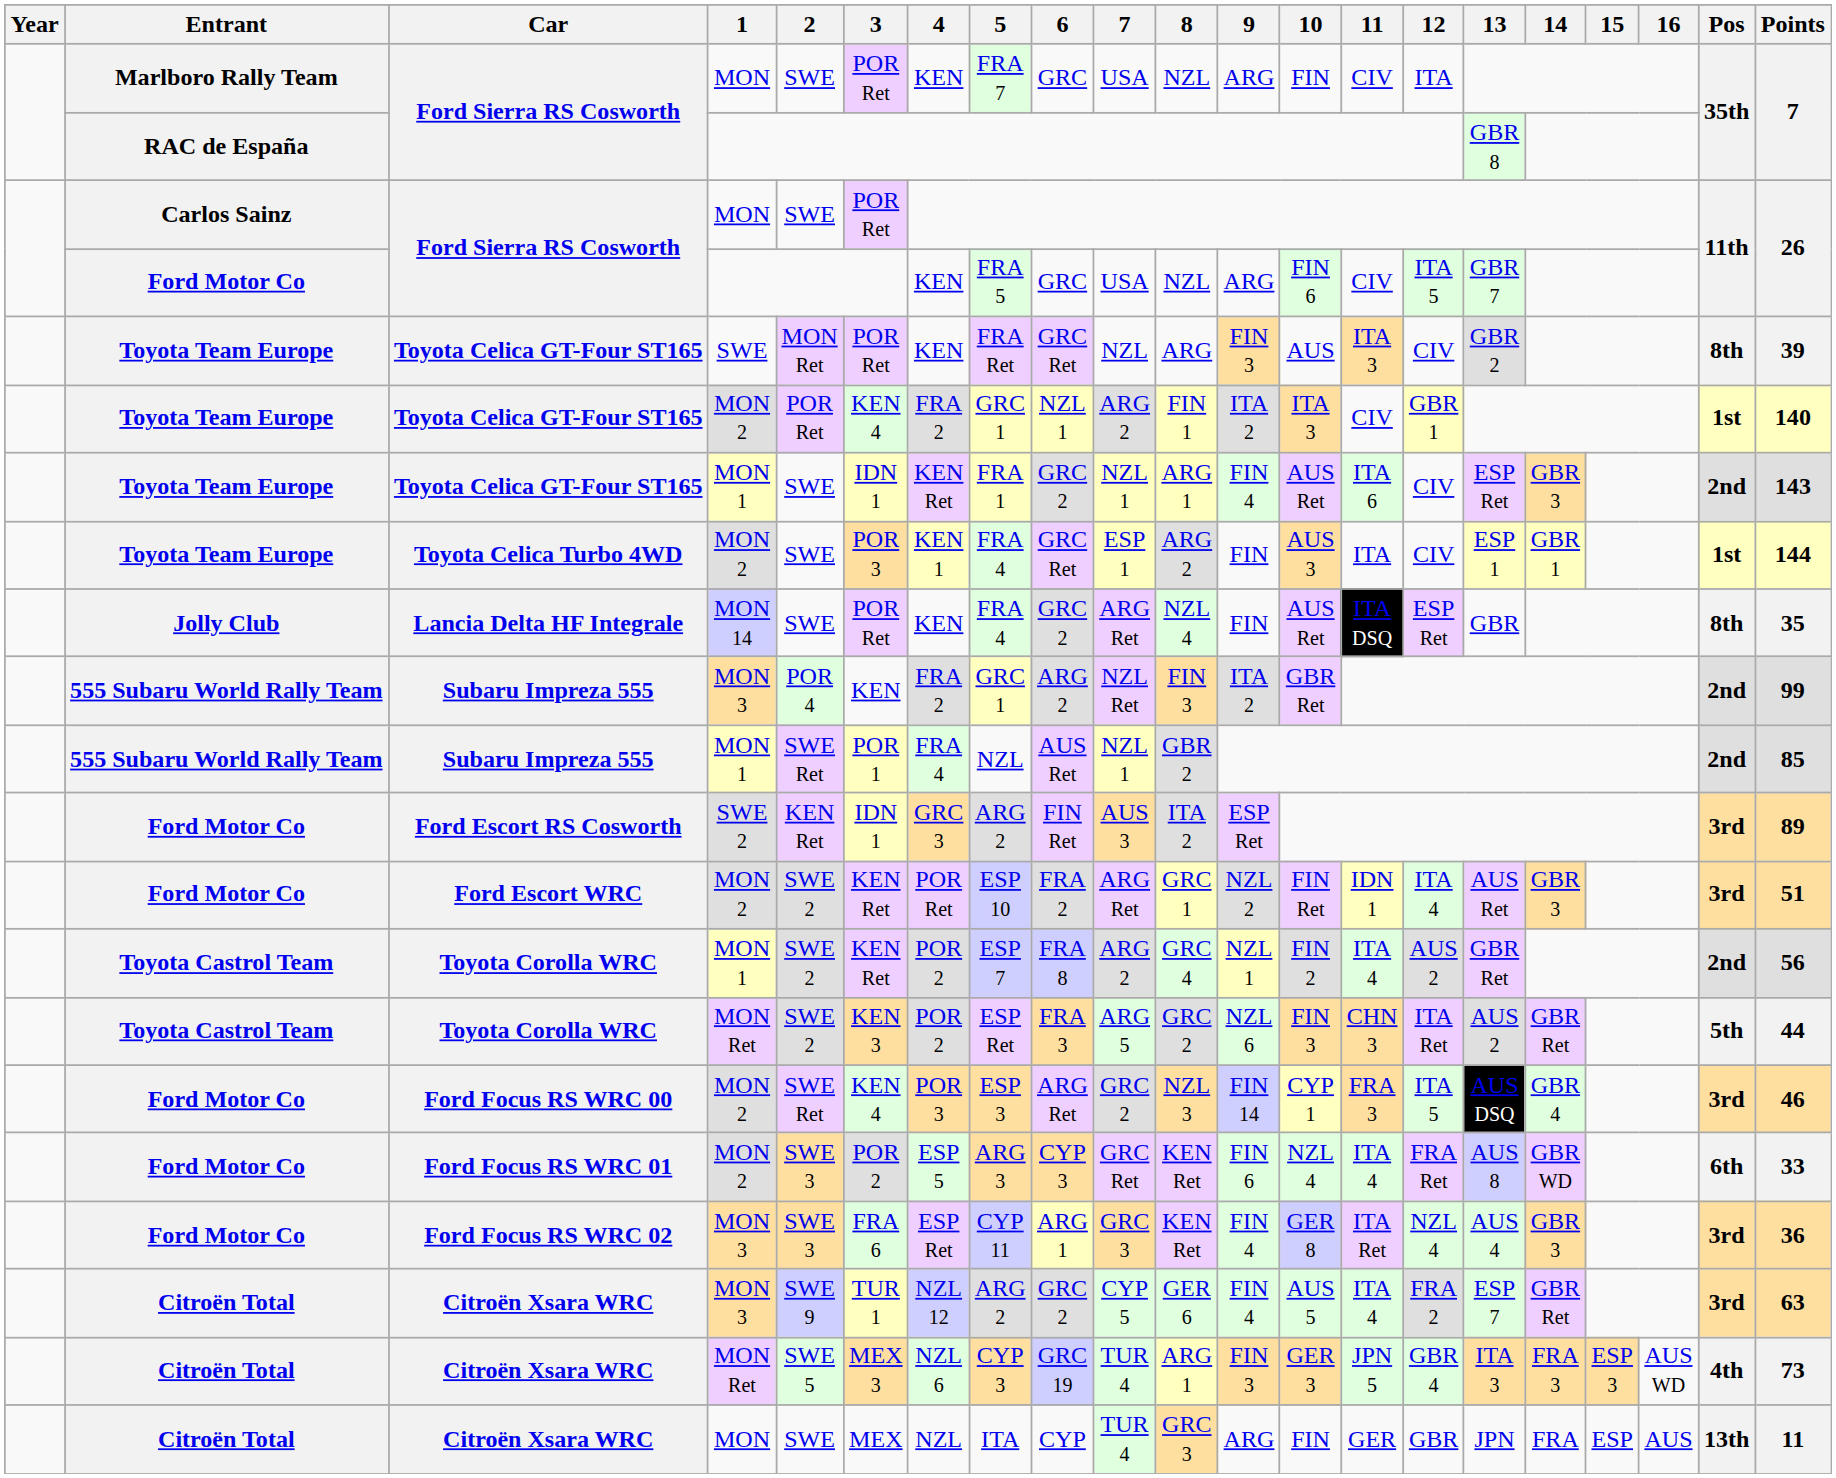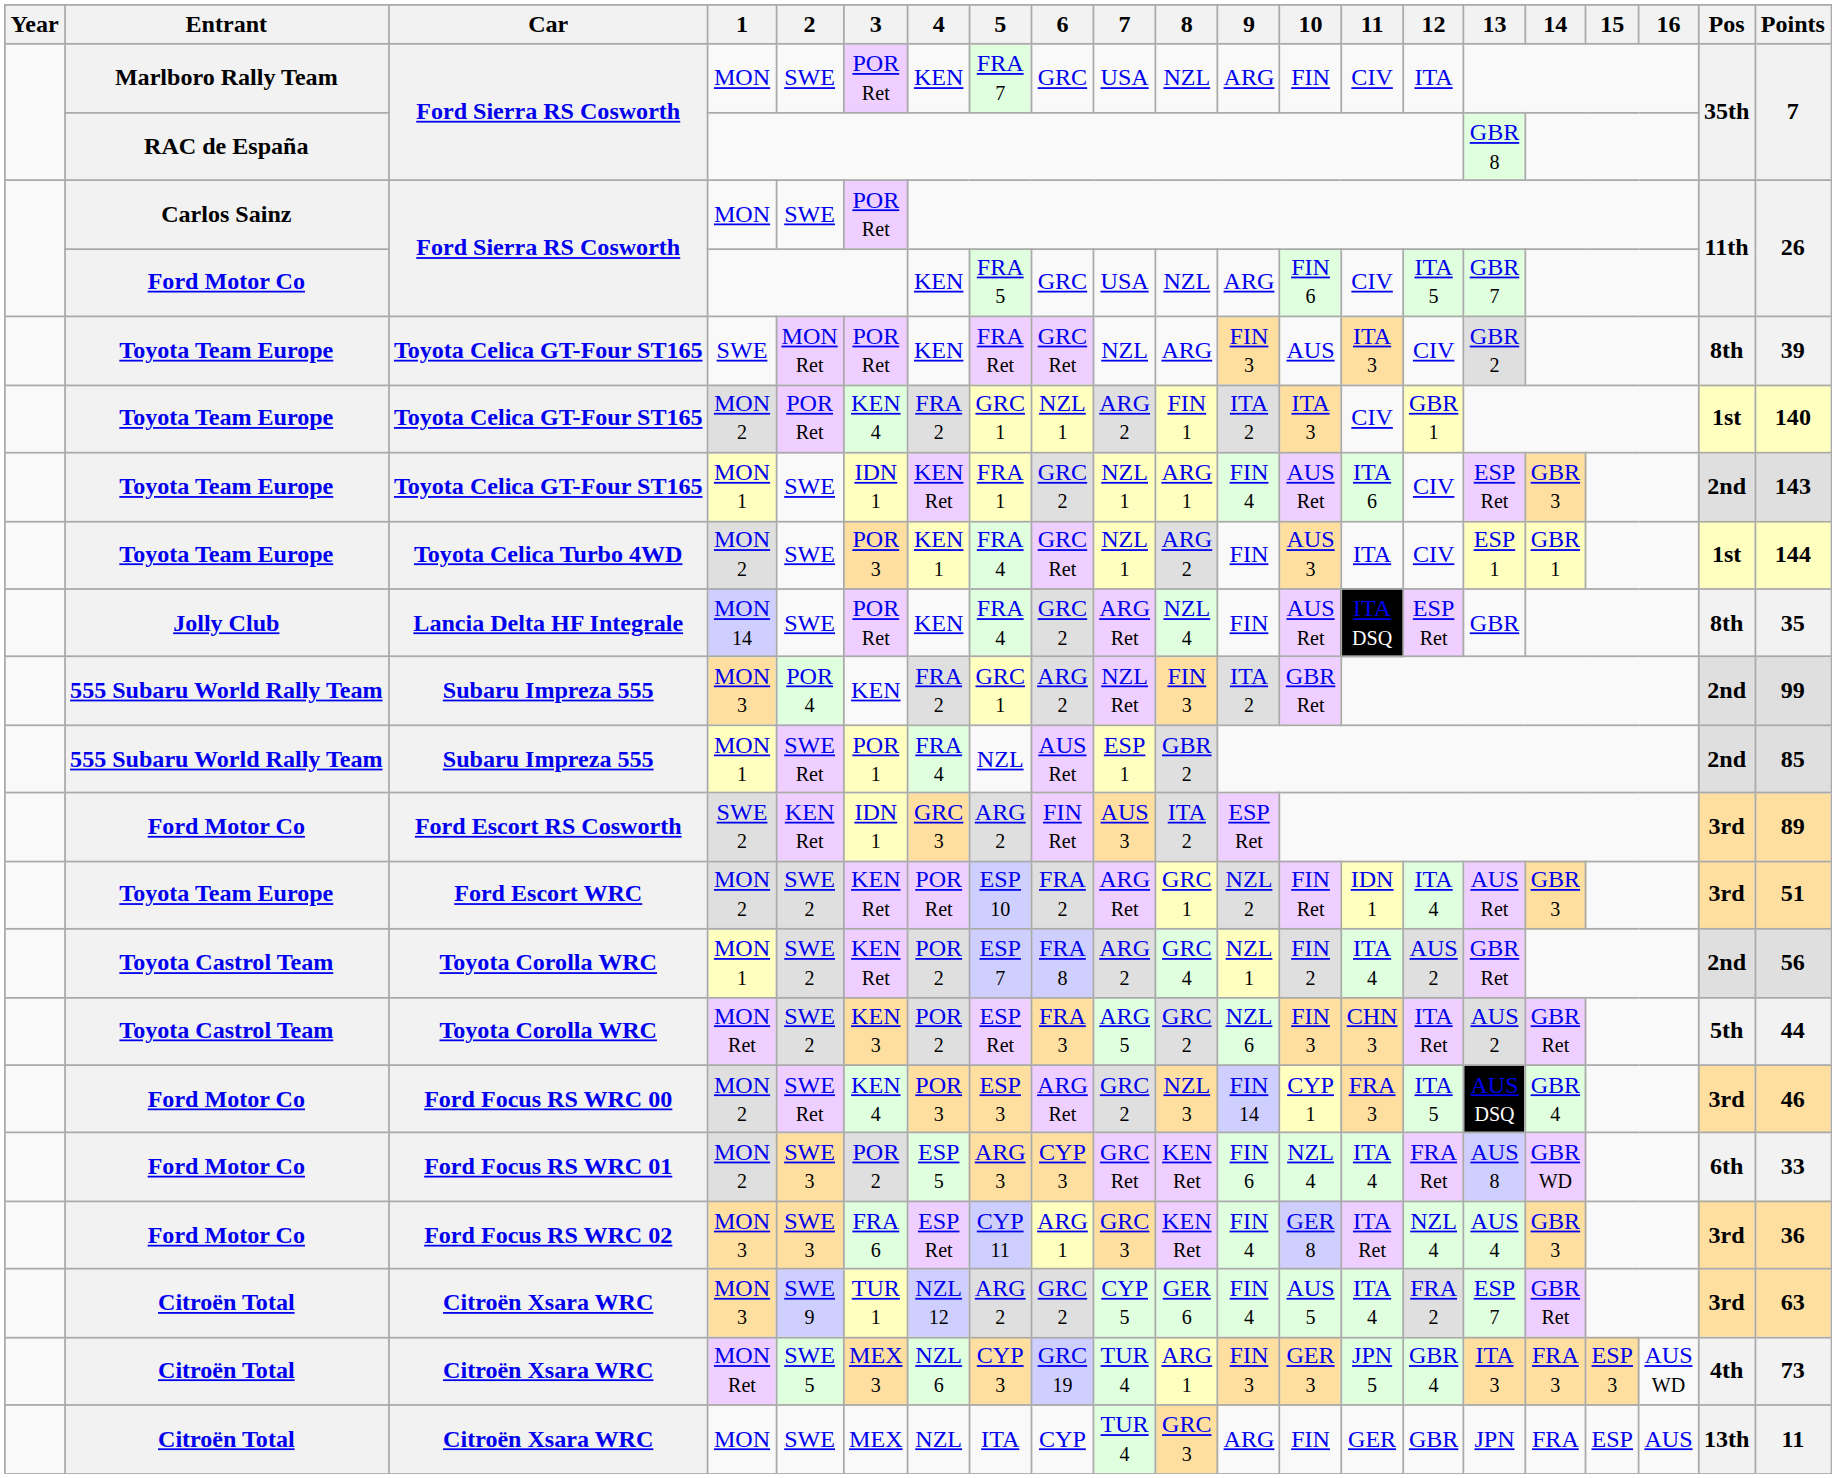(1125, 553) ESP 1 -> (1125, 553) NZL 1
(1125, 757) NZL 1 -> (1125, 757) ESP 1
(226, 894) Ford Motor Co -> (226, 894) Toyota Team Europe
